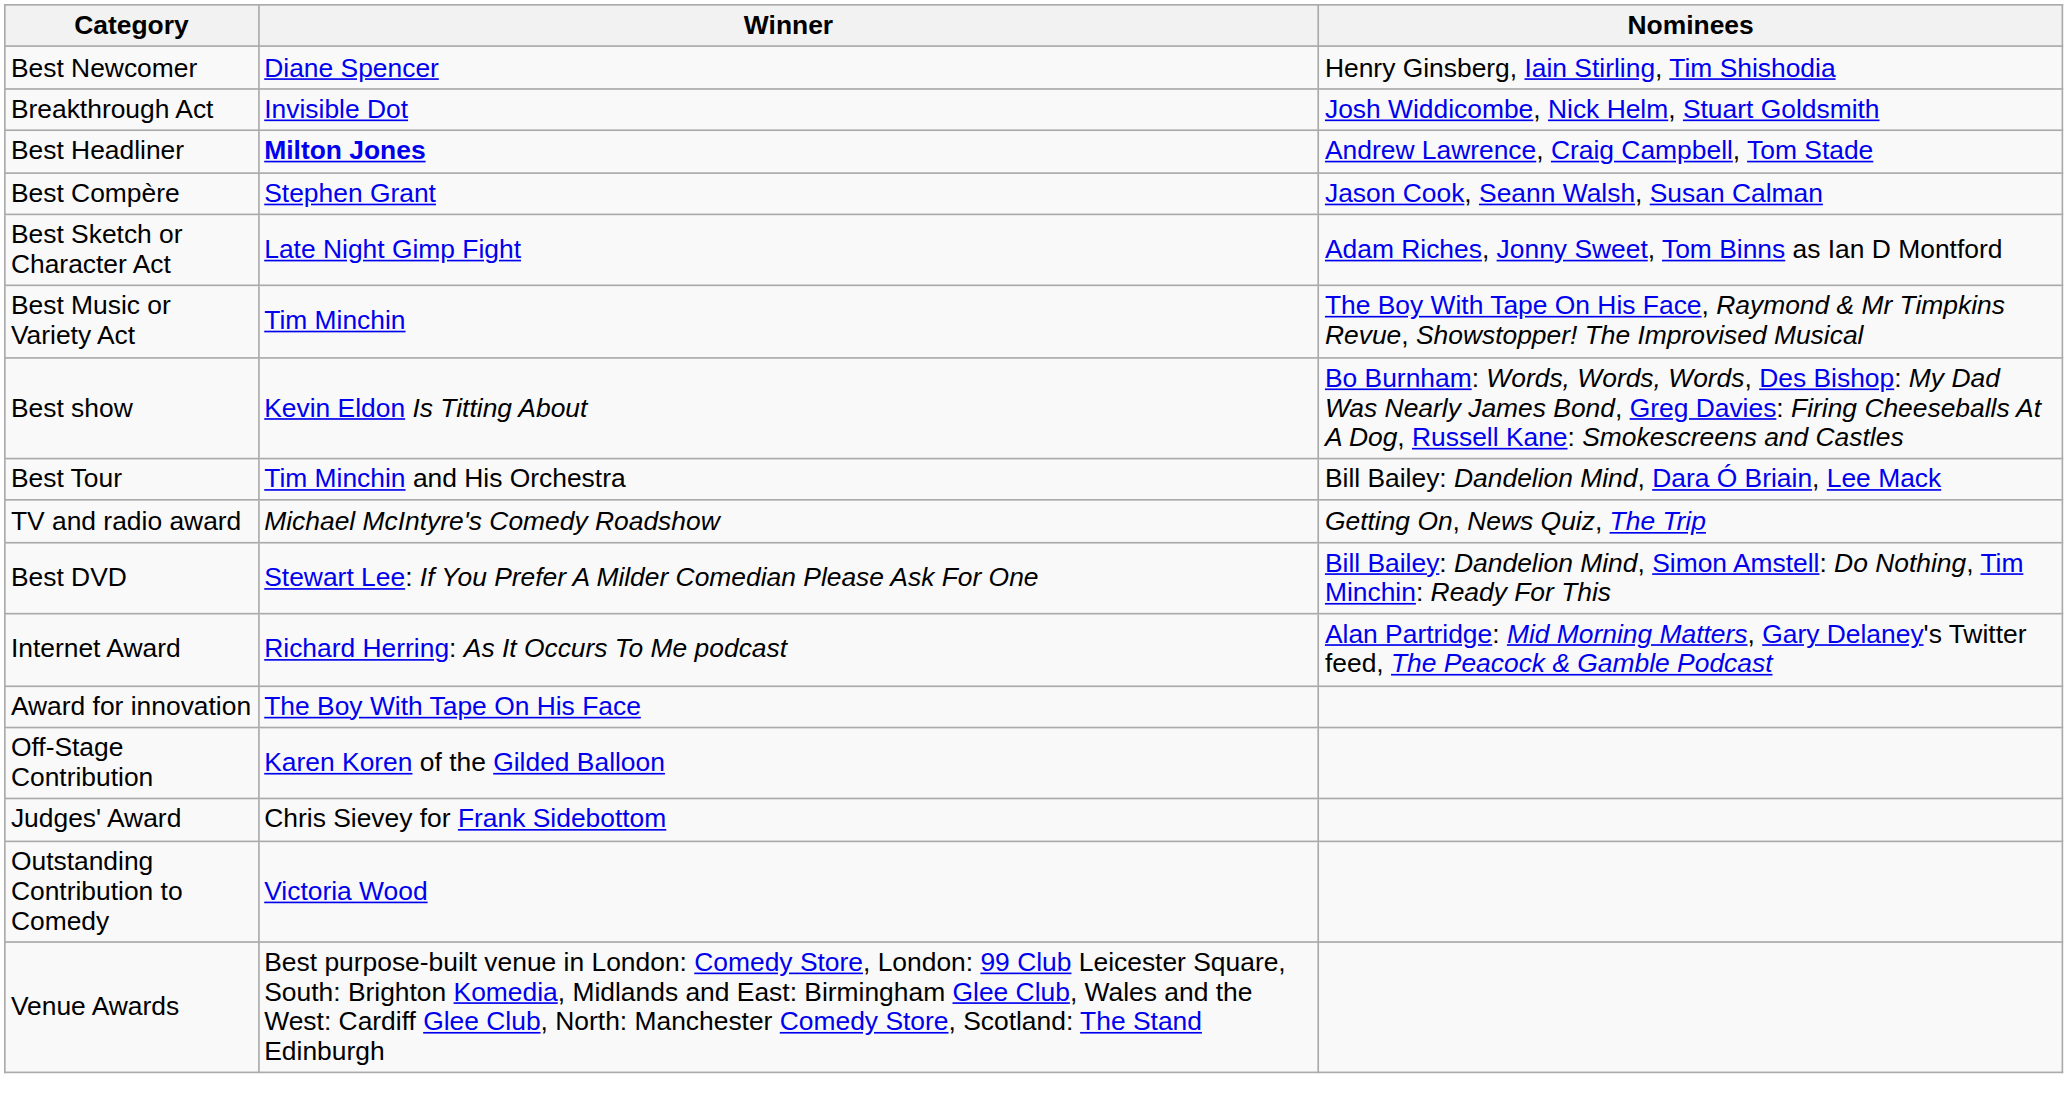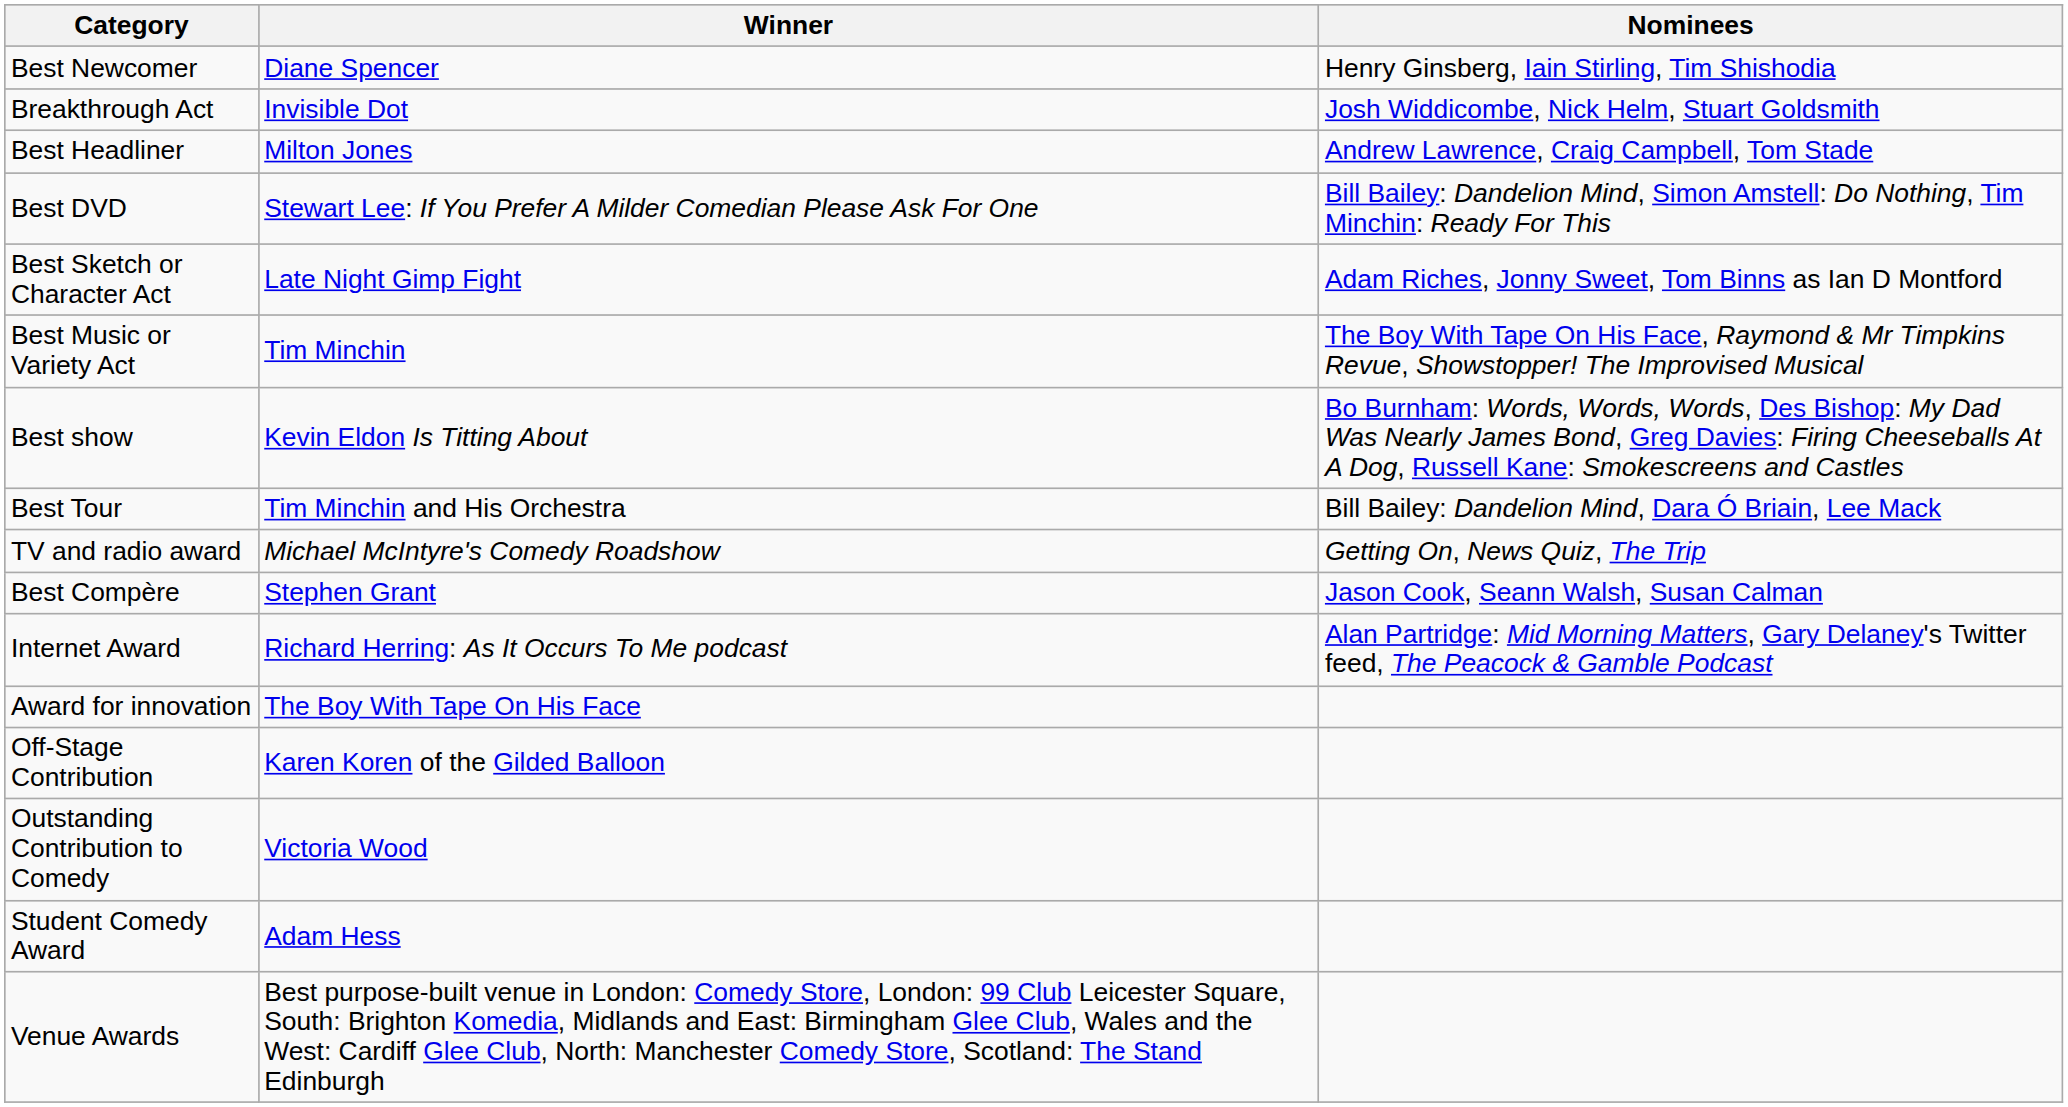(345, 151) bold -> (338, 151) normal
rows swapped: (95, 192) <-> (69, 577)
- row: (96, 819)
+ row: (109, 935)
